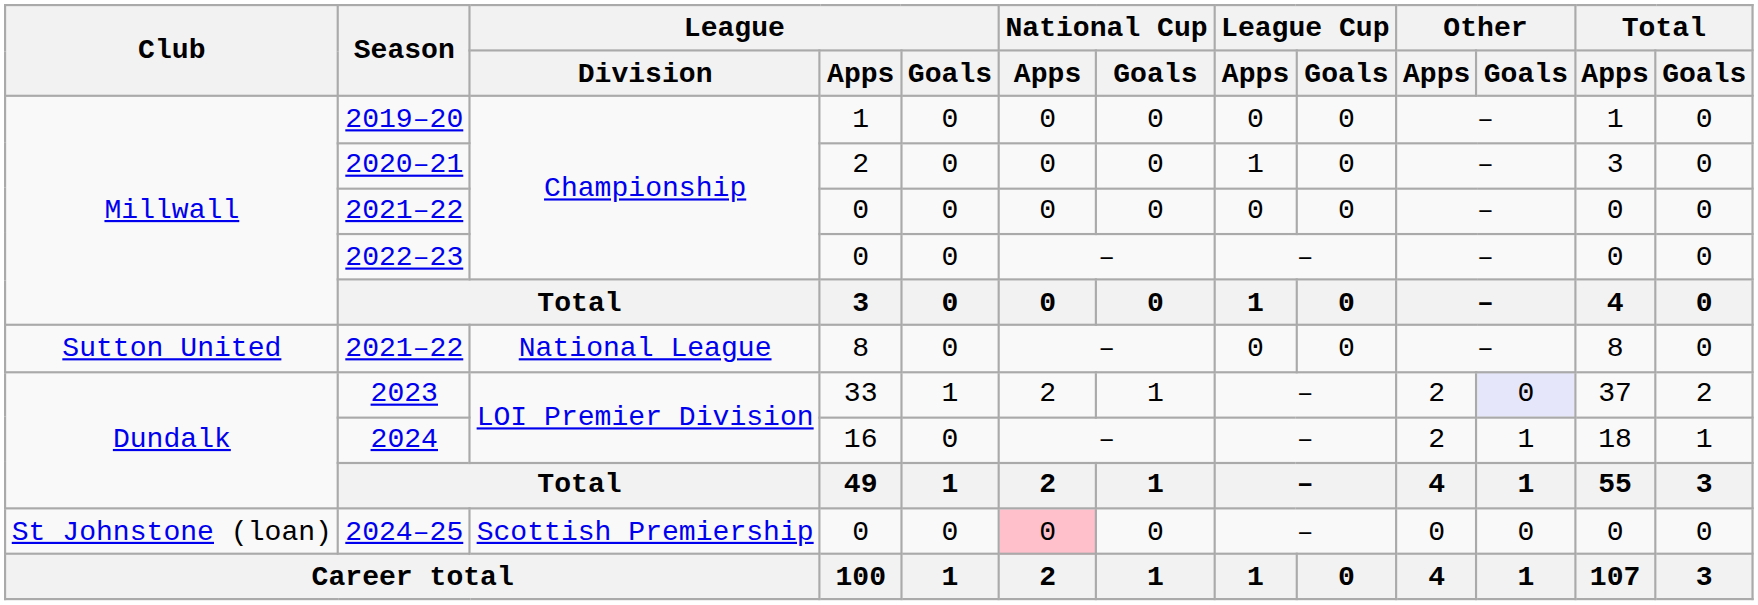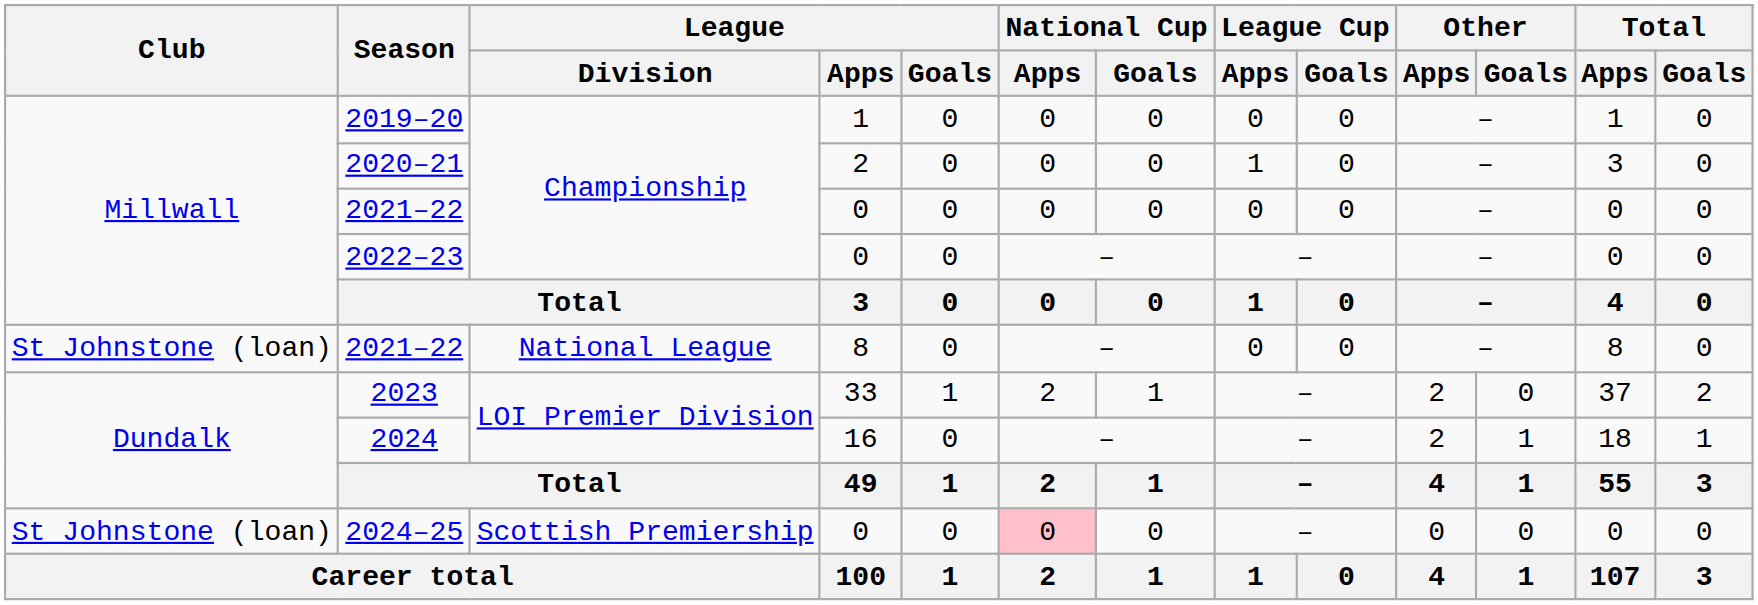(172, 348) Sutton United -> (172, 348) St Johnstone (loan)
(1526, 394) lavender background -> (1526, 394) no background
